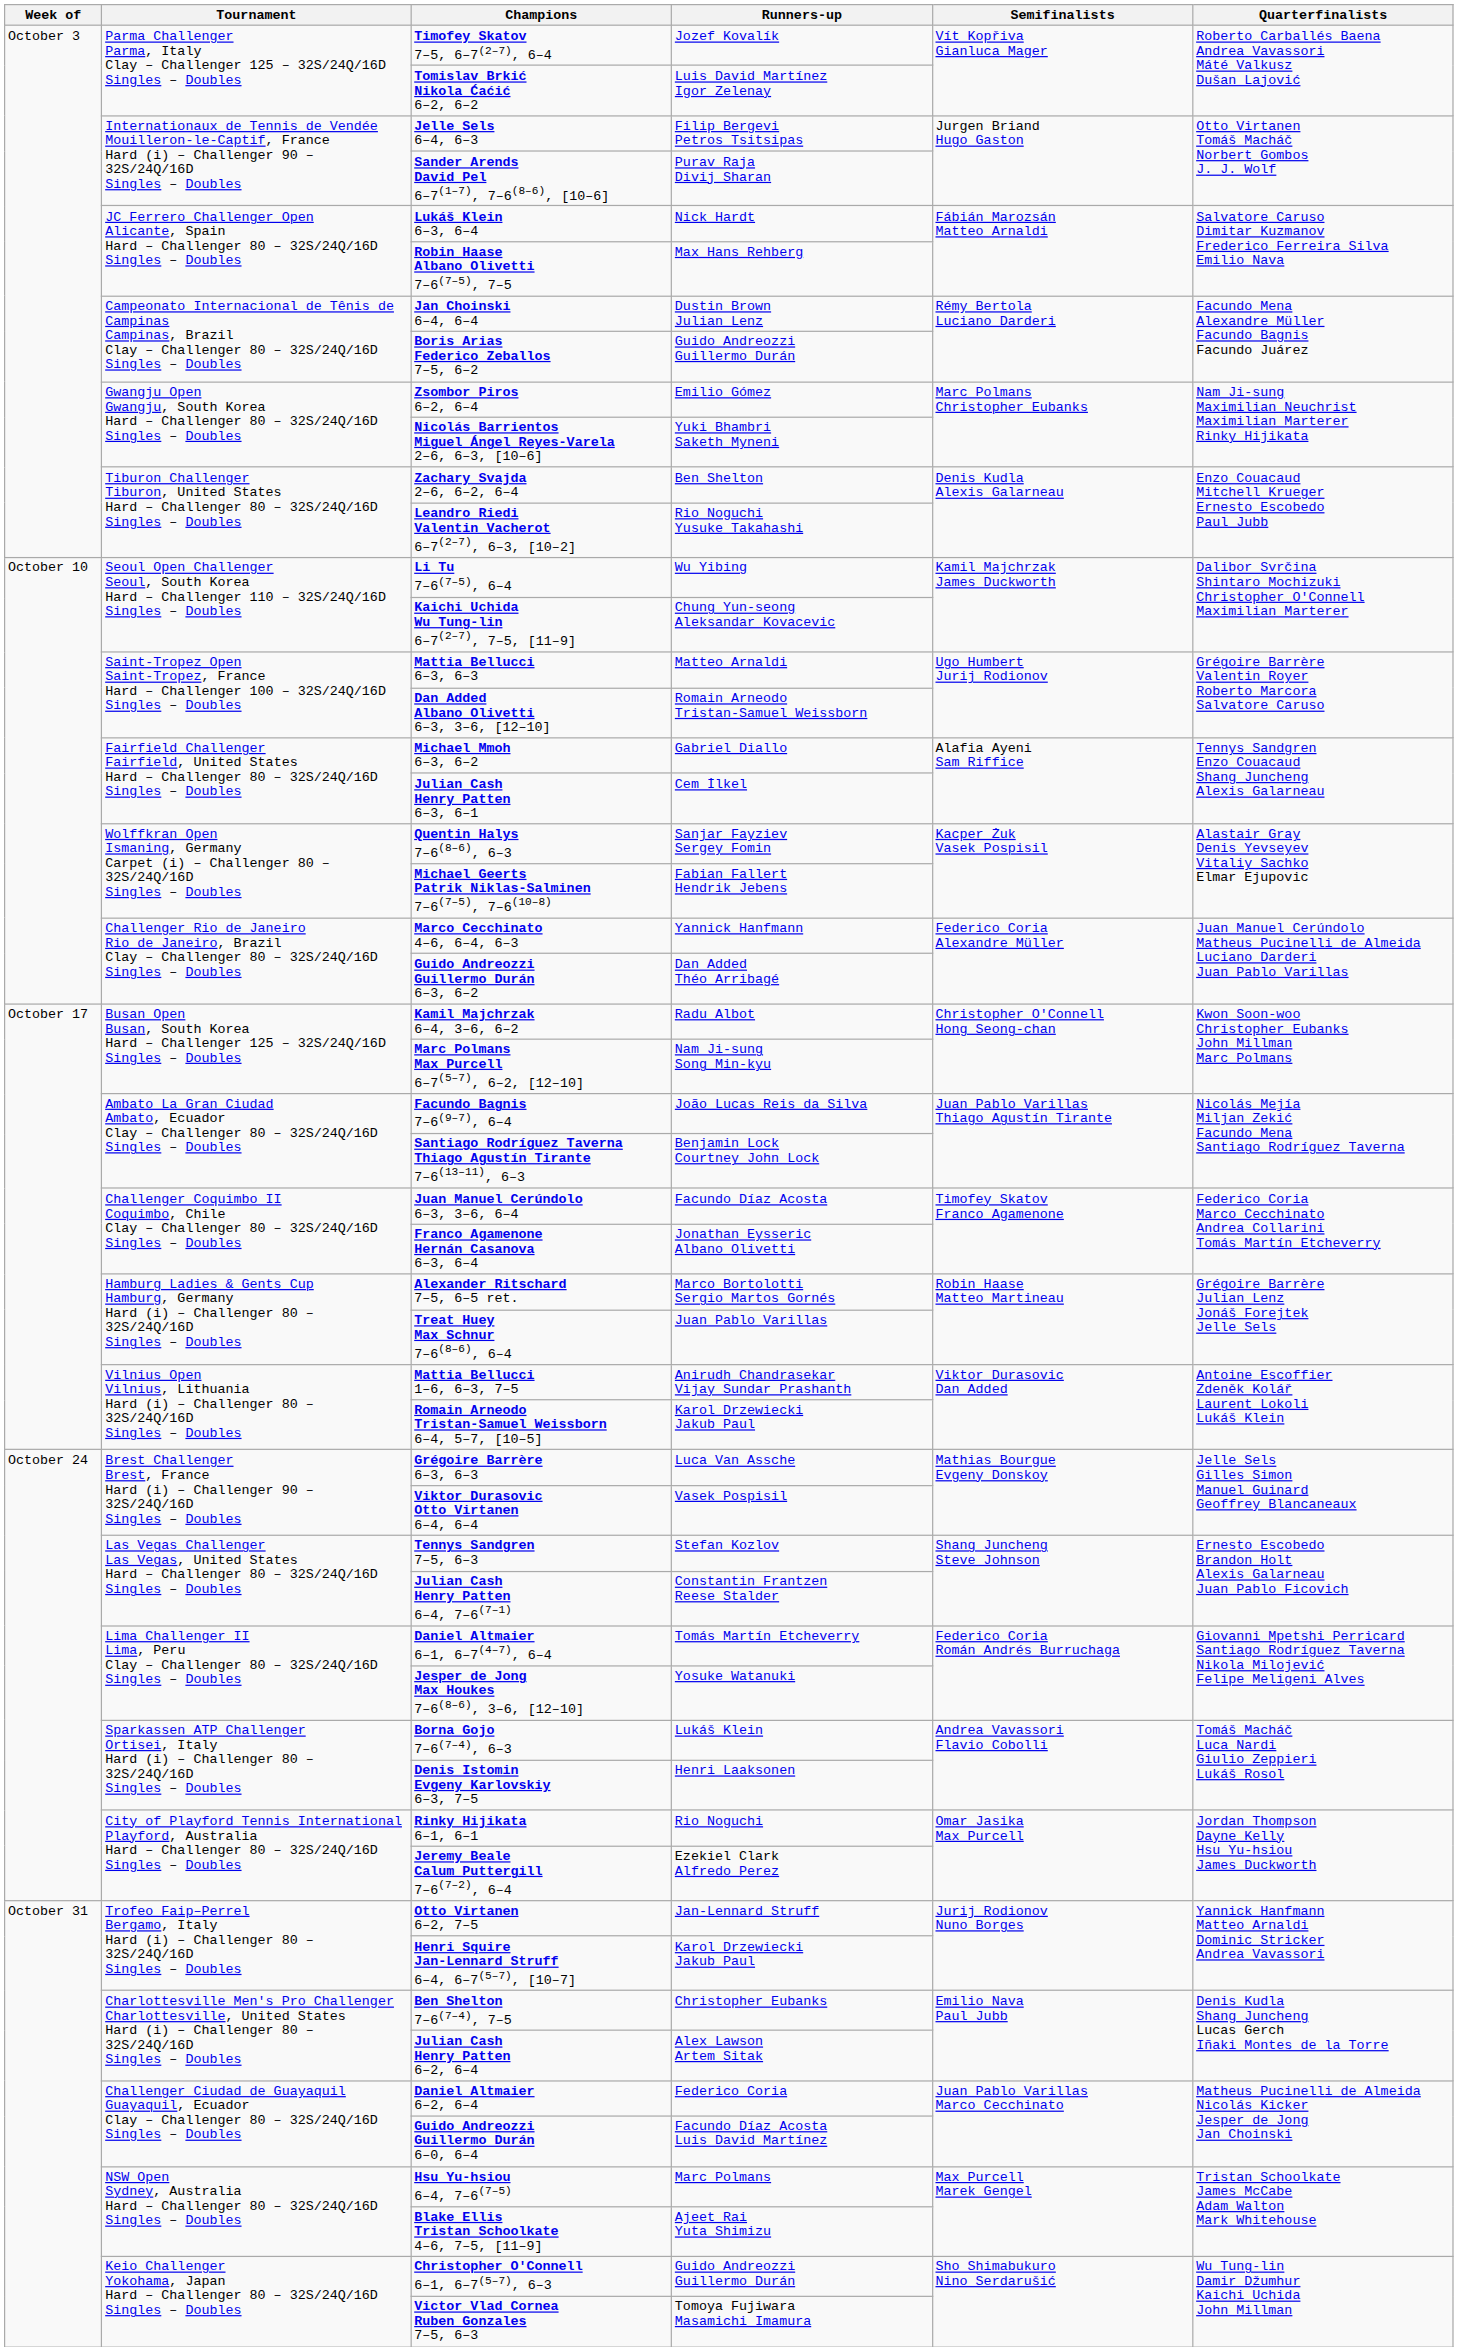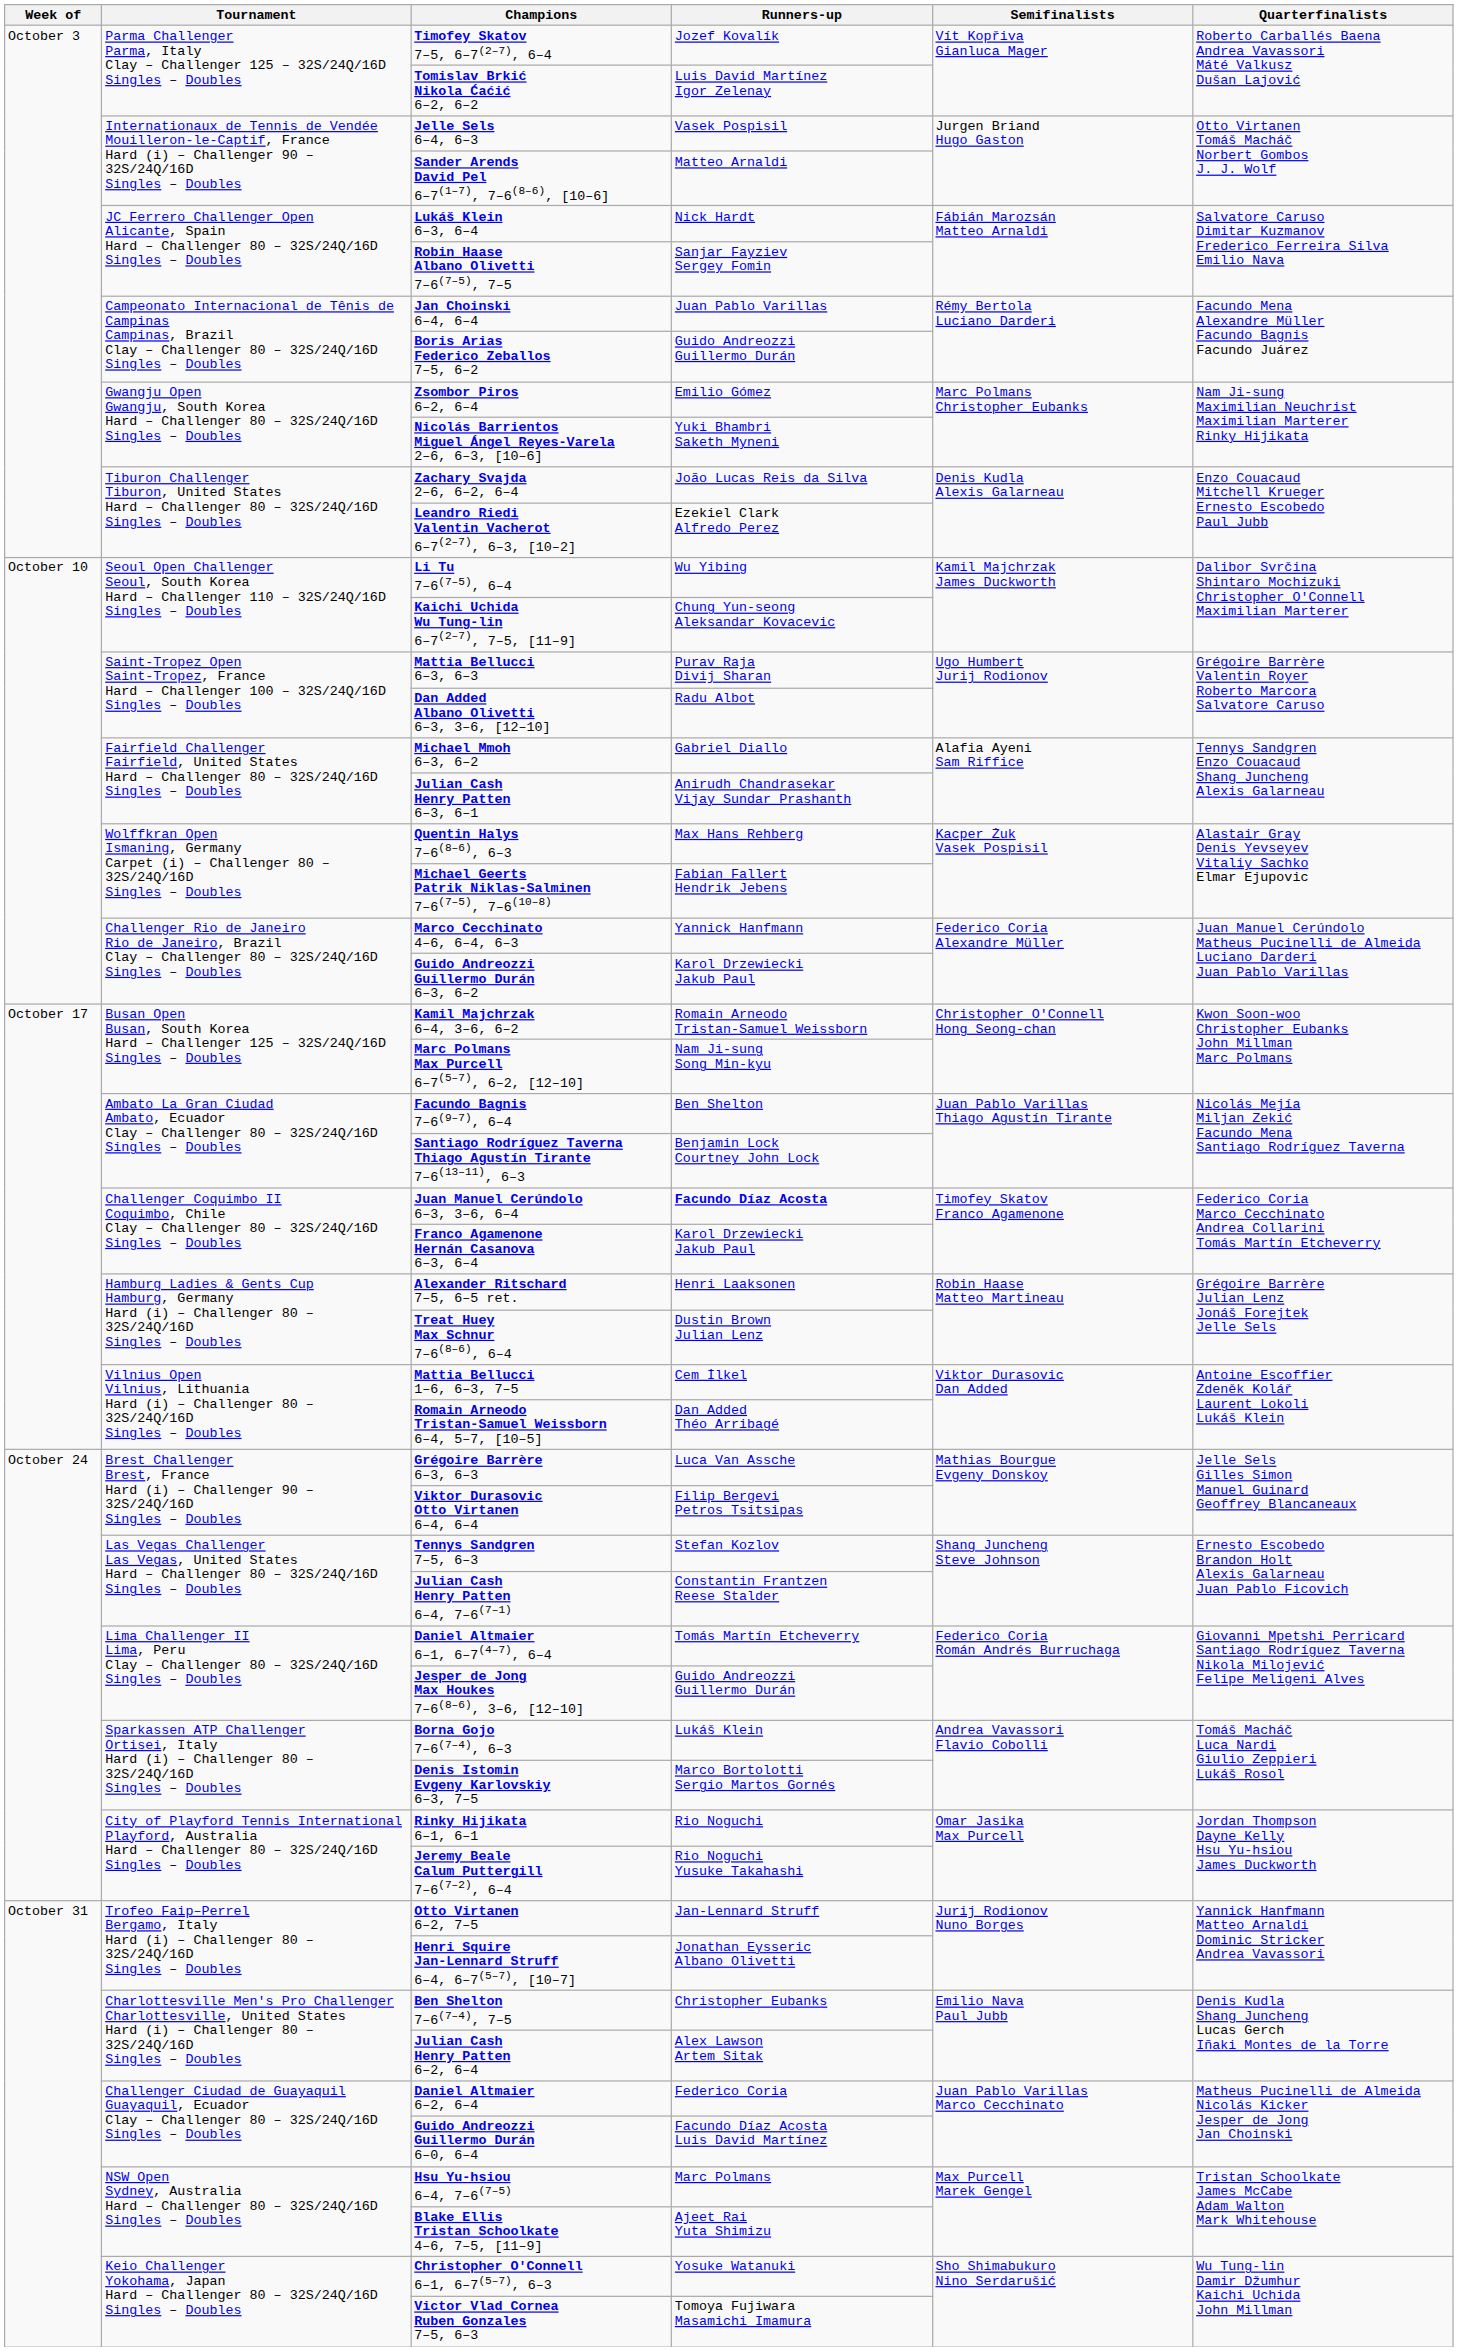(739, 134) Filip Bergevi Petros Tsitsipas -> (731, 126) Vasek Pospisil
(723, 169) Purav Raja Divij Sharan -> (731, 162) Matteo Arnaldi
(739, 252) Max Hans Rehberg -> (731, 259) Sanjar Fayziev Sergey Fomin
(723, 314) Dustin Brown Julian Lenz -> (751, 307) Juan Pablo Varillas
(719, 478) Ben Shelton -> (771, 478) João Lucas Reis da Silva
(739, 521) Rio Noguchi Yusuke Takahashi -> (727, 521) Ezekiel Clark Alfredo Perez
(731, 663) Matteo Arnaldi -> (723, 670) Purav Raja Divij Sharan
(771, 706) Romain Arneodo Tristan-Samuel Weissborn -> (715, 698) Radu Albot
(711, 784) Cem İlkel -> (763, 791) Anirudh Chandrasekar Vijay Sundar Prashanth
(731, 841) Sanjar Fayziev Sergey Fomin -> (739, 834) Max Hans Rehberg
(727, 971) Dan Added Théo Arribagé -> (739, 971) Karol Drzewiecki Jakub Paul
(715, 1014) Radu Albot -> (771, 1022) Romain Arneodo Tristan-Samuel Weissborn
(771, 1104) João Lucas Reis da Silva -> (719, 1104) Ben Shelton
(751, 1199) normal -> (751, 1199) bold
(743, 1242) Jonathan Eysseric Albano Olivetti -> (739, 1242) Karol Drzewiecki Jakub Paul
(755, 1292) Marco Bortolotti Sergio Martos Gornés -> (735, 1285) Henri Laaksonen
(751, 1320) Juan Pablo Varillas -> (723, 1328) Dustin Brown Julian Lenz
(763, 1382) Anirudh Chandrasekar Vijay Sundar Prashanth -> (711, 1375) Cem İlkel
(739, 1418) Karol Drzewiecki Jakub Paul -> (727, 1418) Dan Added Théo Arribagé
(731, 1496) Vasek Pospisil -> (739, 1503) Filip Bergevi Petros Tsitsipas
(735, 1676) Yosuke Watanuki -> (735, 1684) Guido Andreozzi Guillermo Durán
(735, 1771) Henri Laaksonen -> (755, 1778) Marco Bortolotti Sergio Martos Gornés
(727, 1864) Ezekiel Clark Alfredo Perez -> (739, 1864) Rio Noguchi Yusuke Takahashi
(739, 1954) Karol Drzewiecki Jakub Paul -> (743, 1954) Jonathan Eysseric Albano Olivetti
(735, 2274) Guido Andreozzi Guillermo Durán -> (735, 2267) Yosuke Watanuki
